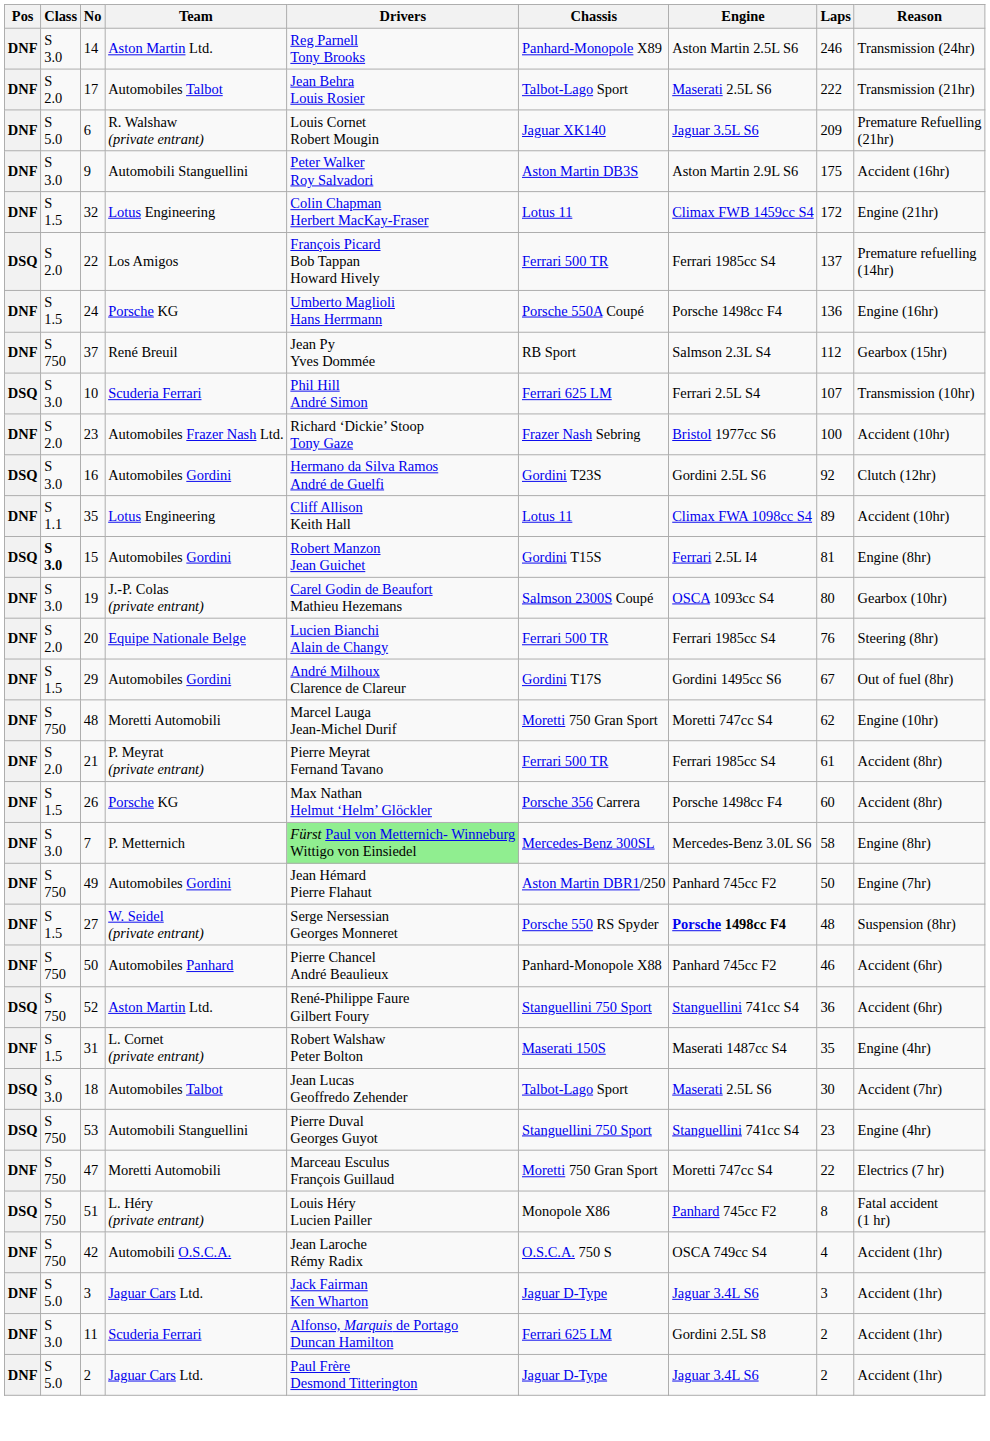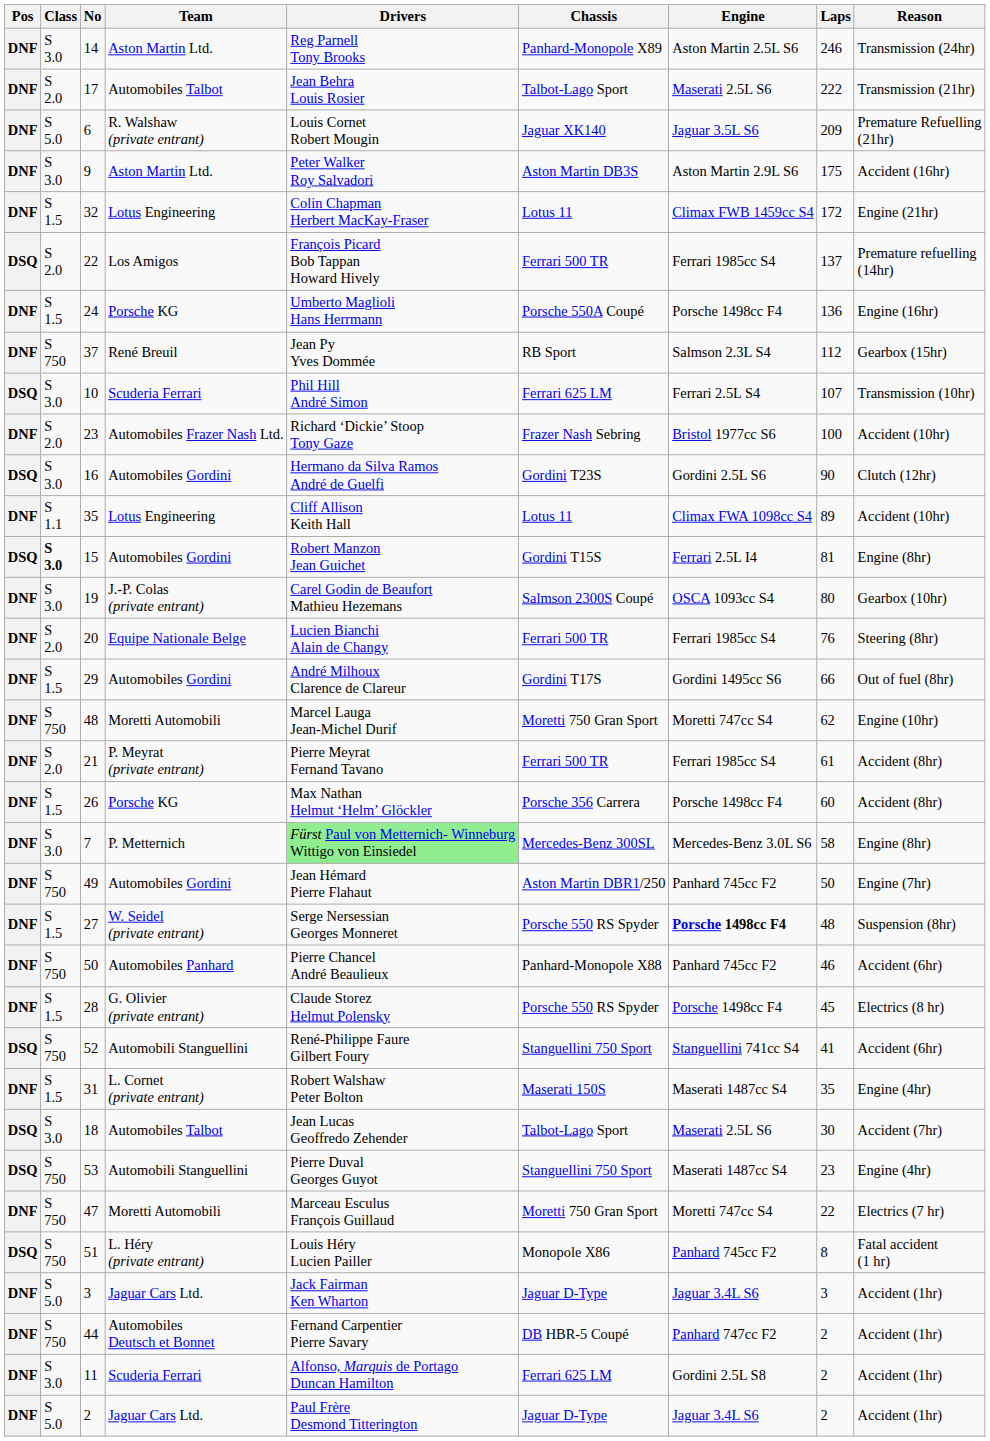(178, 171) Automobili Stanguellini -> (160, 171) Aston Martin Ltd.
(828, 475) 92 -> (828, 475) 90
(828, 679) 67 -> (828, 679) 66
+ row: (91, 1006)
(160, 1006) Aston Martin Ltd. -> (178, 1047) Automobili Stanguellini
(828, 1006) 36 -> (828, 1047) 41
(736, 1129) Stanguellini 741cc S4 -> (730, 1170) Maserati 1487cc S4
- row: (91, 1252)
+ row: (91, 1334)
